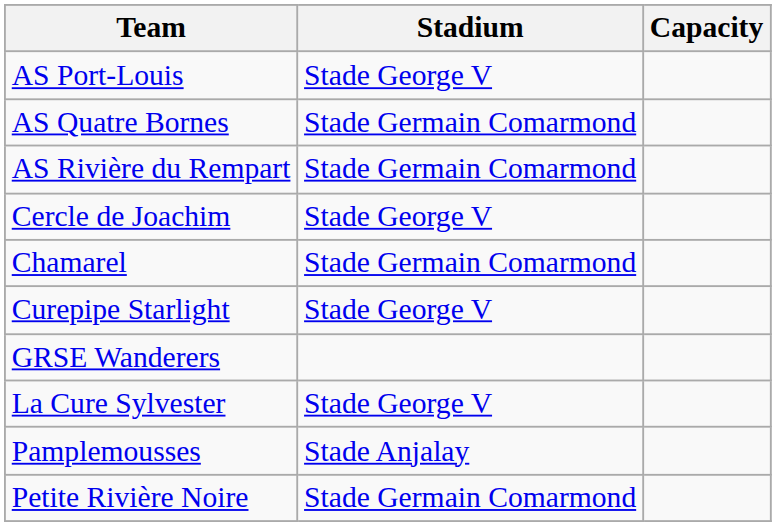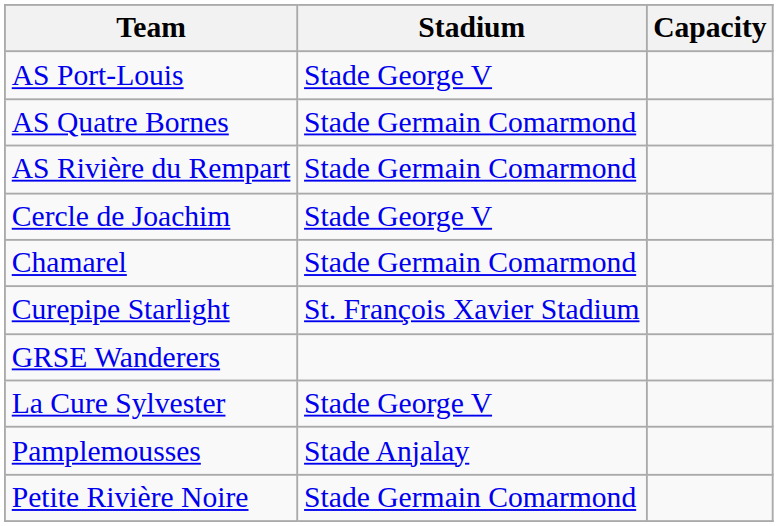(398, 309) Stade George V -> (472, 309) St. François Xavier Stadium
